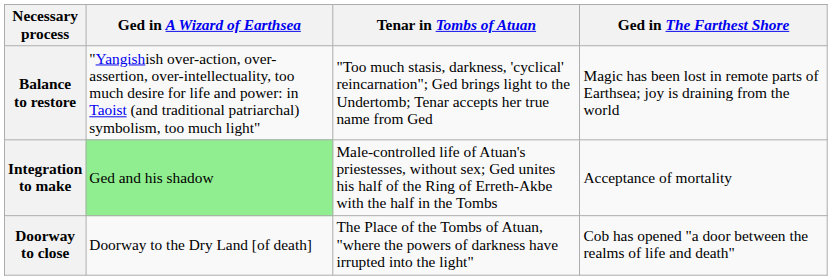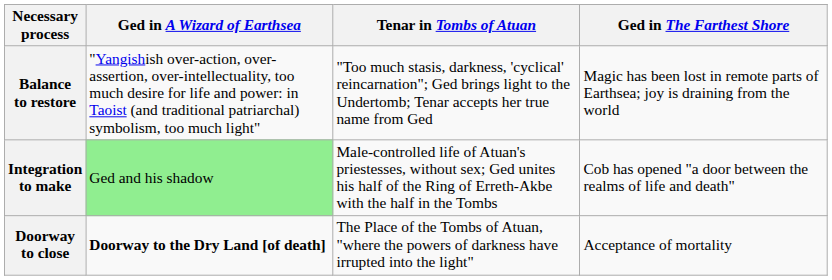(658, 177) Acceptance of mortality -> (696, 177) Cob has opened "a door between the realms of life and death"
(201, 245) normal -> (208, 245) bold
(696, 245) Cob has opened "a door between the realms of life and death" -> (658, 245) Acceptance of mortality
